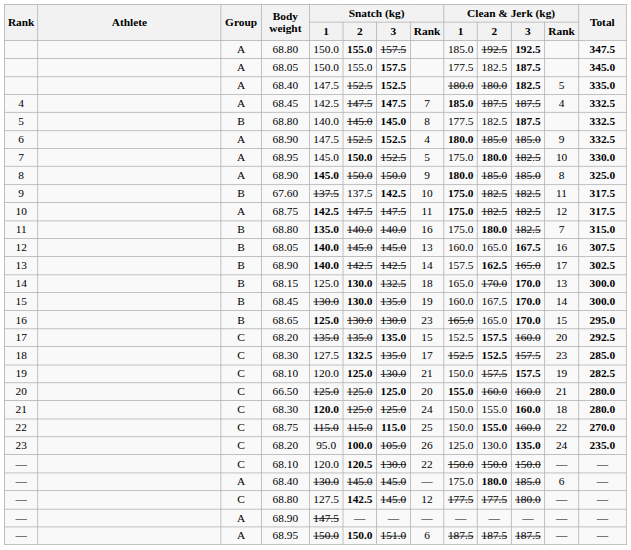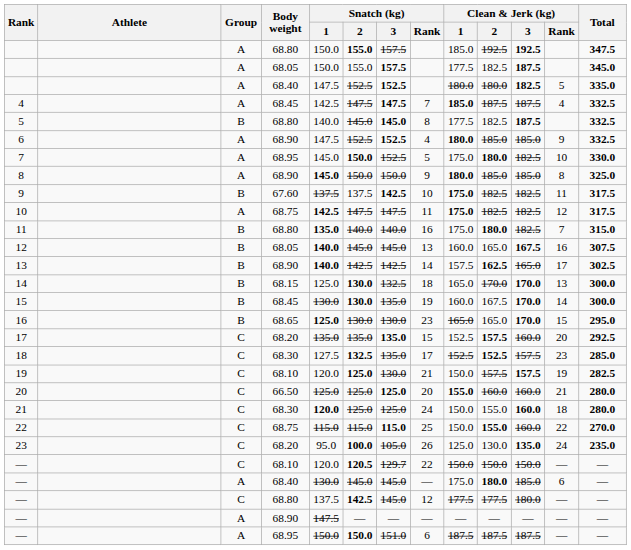(393, 463) 130.0 -> (393, 463) 129.7
(326, 499) 127.5 -> (326, 499) 137.5
